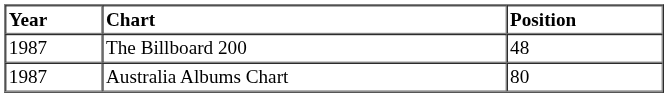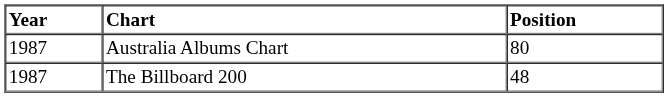rows swapped: (176, 48) <-> (197, 77)
